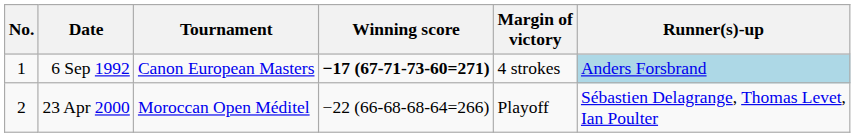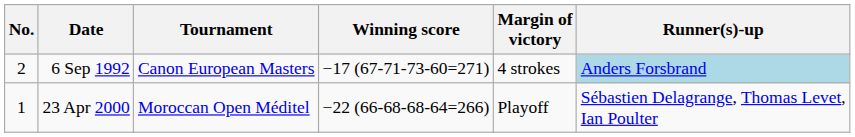(21, 68) 1 -> (21, 68) 2
(406, 68) bold -> (406, 68) normal
(21, 107) 2 -> (21, 107) 1
